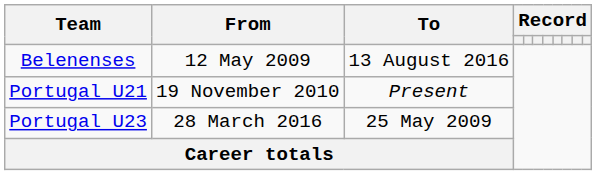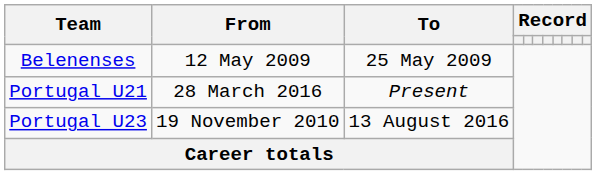(429, 61) 13 August 2016 -> (429, 61) 25 May 2009
(248, 92) 19 November 2010 -> (248, 92) 28 March 2016
(248, 123) 28 March 2016 -> (248, 123) 19 November 2010
(429, 123) 25 May 2009 -> (429, 123) 13 August 2016
